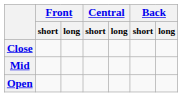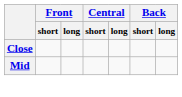- row: (20, 83)
